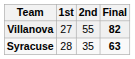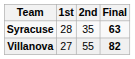rows swapped: (30, 29) <-> (30, 46)
